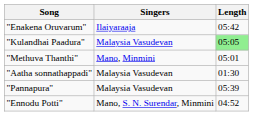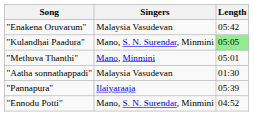(116, 27) Ilaiyaraaja -> (134, 27) Malaysia Vasudevan
(134, 42) Malaysia Vasudevan -> (155, 42) Mano, S. N. Surendar, Minmini
(134, 88) Malaysia Vasudevan -> (116, 88) Ilaiyaraaja
